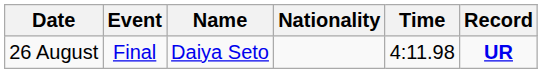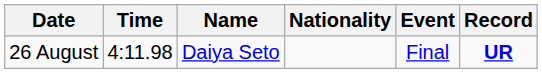columns swapped: (135, 20) <-> (422, 20)
